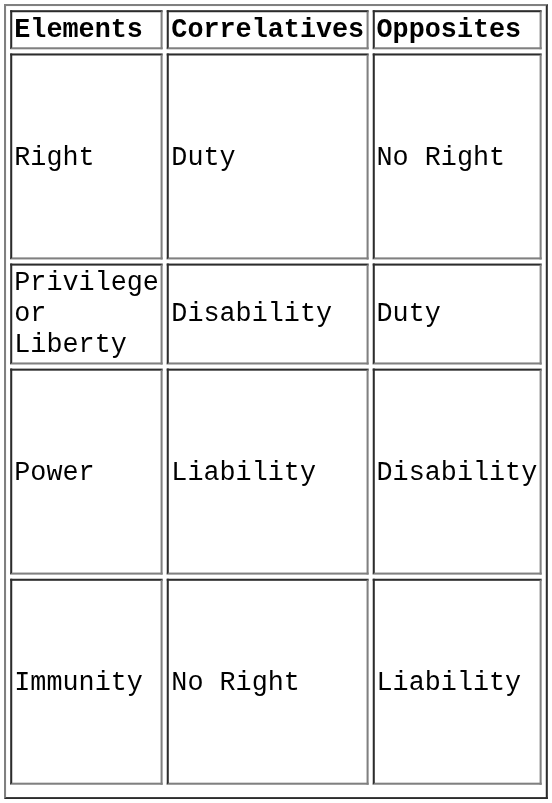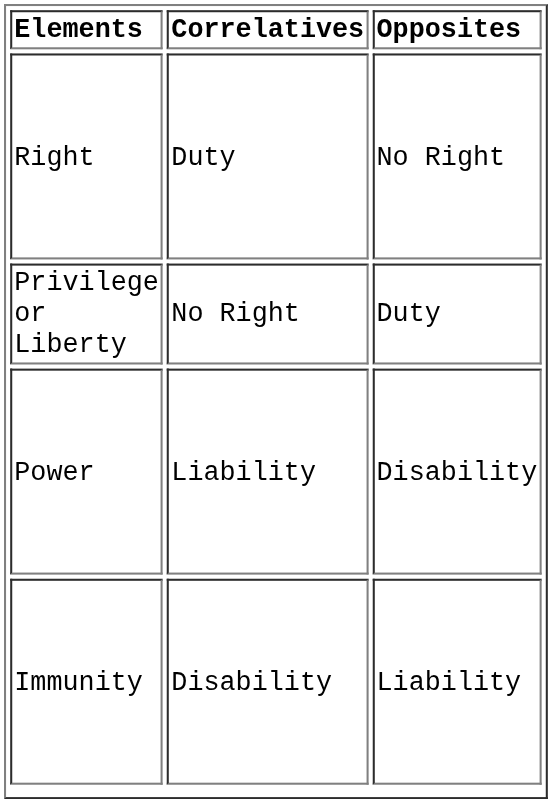(252, 314) Disability -> (236, 314) No Right
(236, 682) No Right -> (252, 682) Disability
